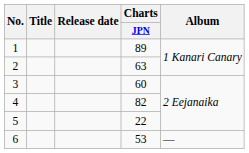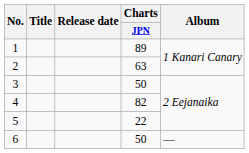(141, 84) 60 -> (141, 84) 50
(141, 139) 53 -> (141, 139) 50
